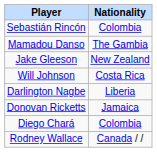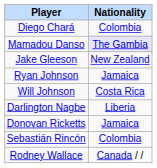rows swapped: (46, 123) <-> (46, 28)
(120, 44) no background -> (120, 44) lavender background
+ row: (46, 75)
